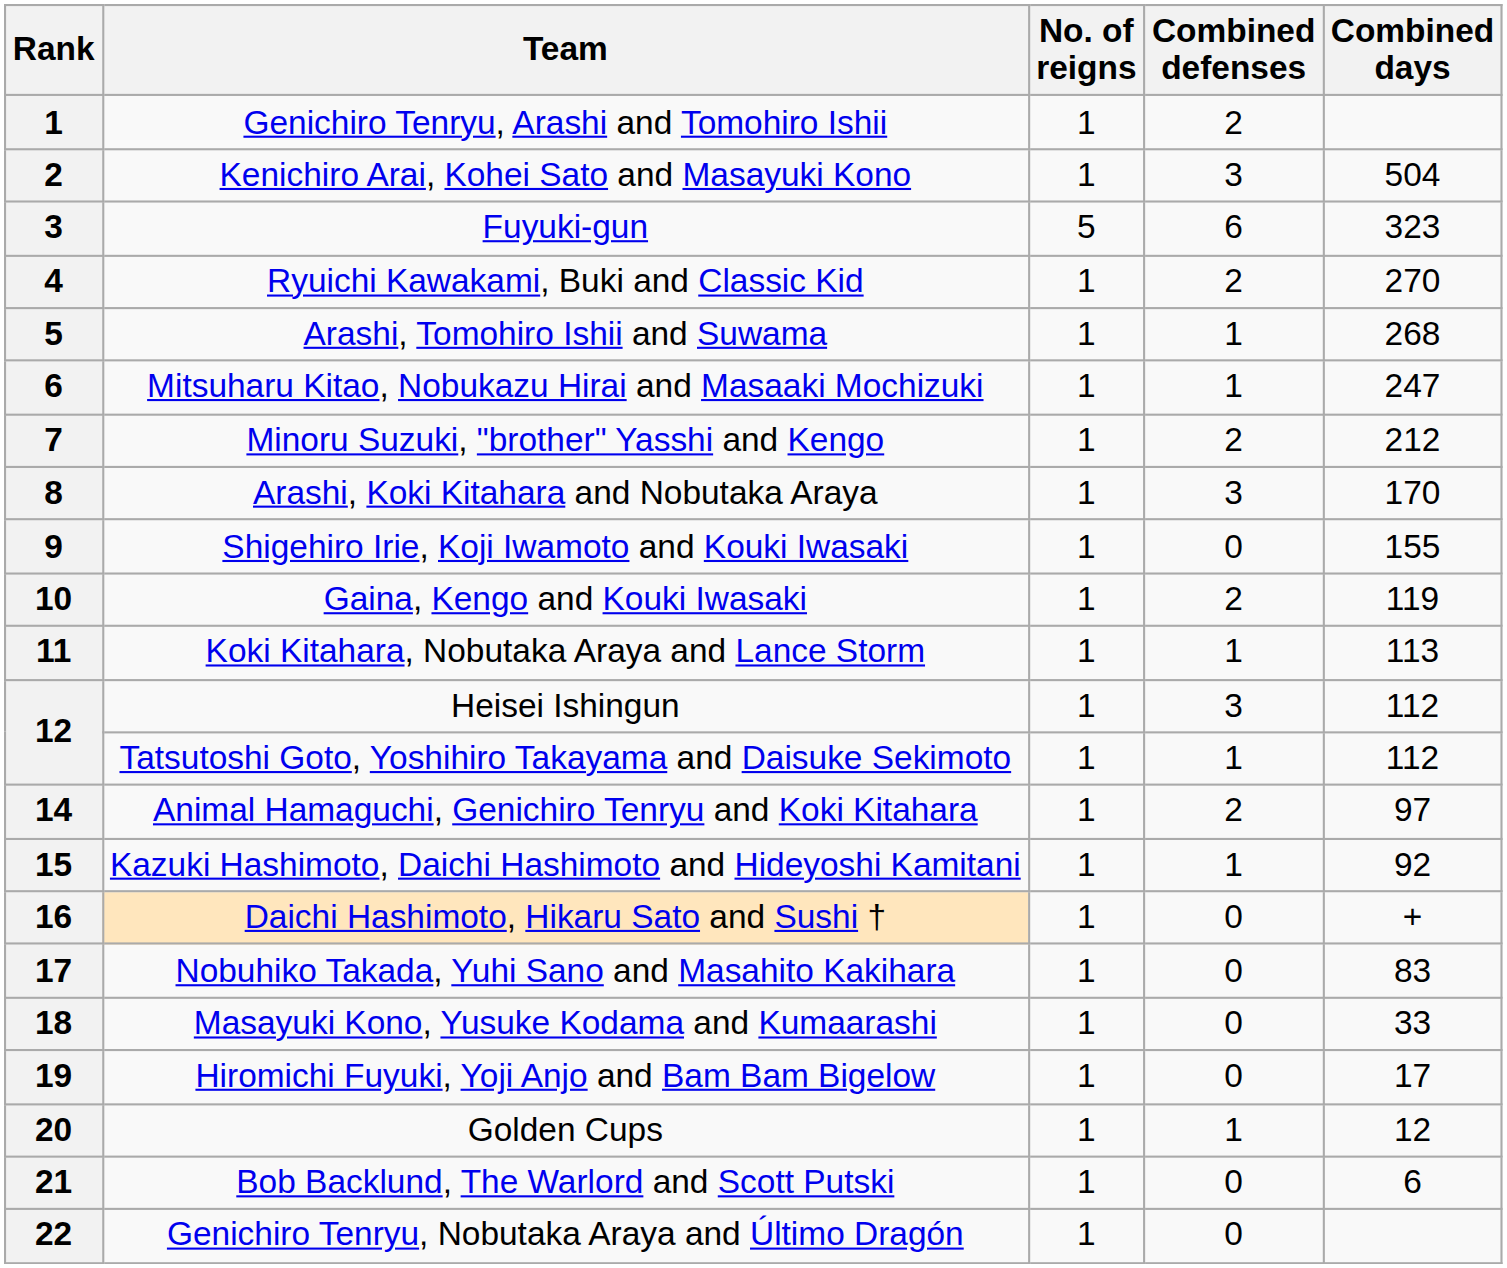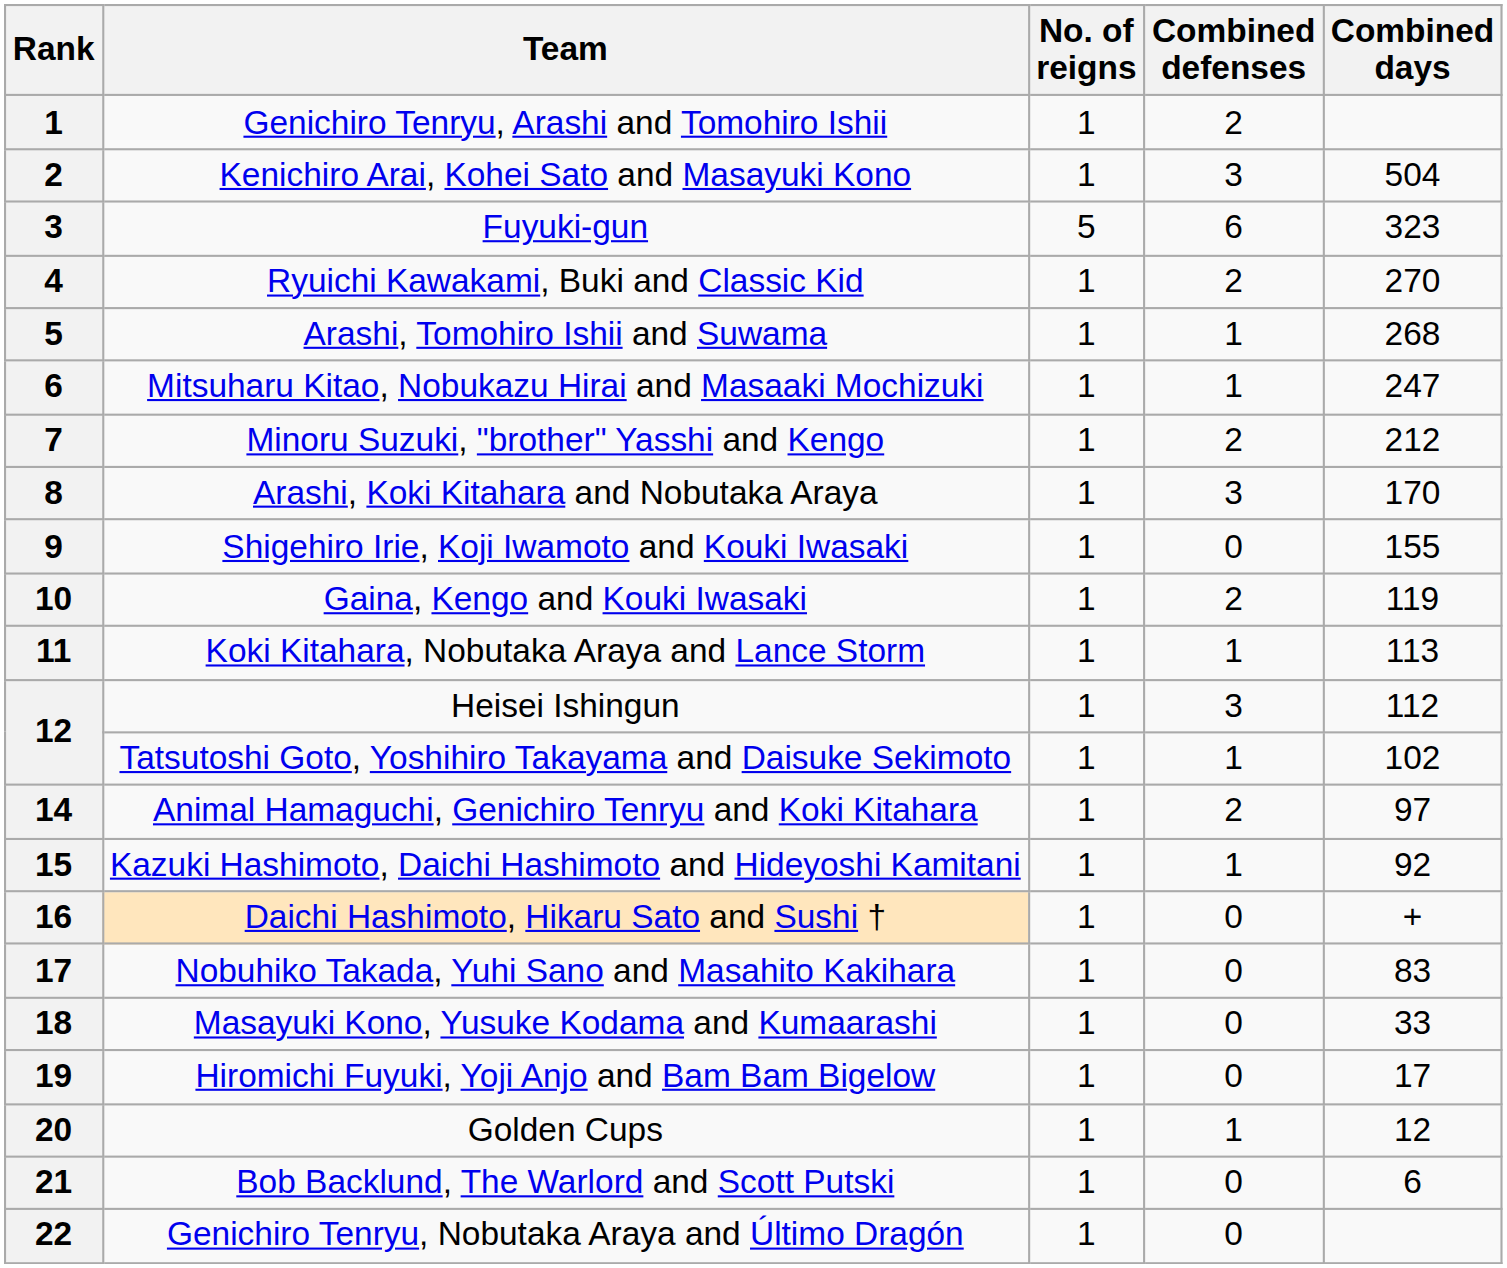(1413, 758) 112 -> (1413, 758) 102
